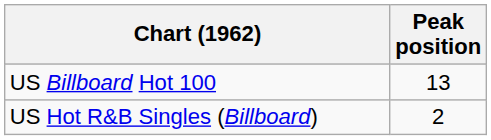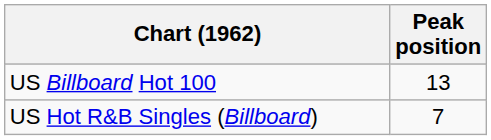(438, 116) 2 -> (438, 116) 7
